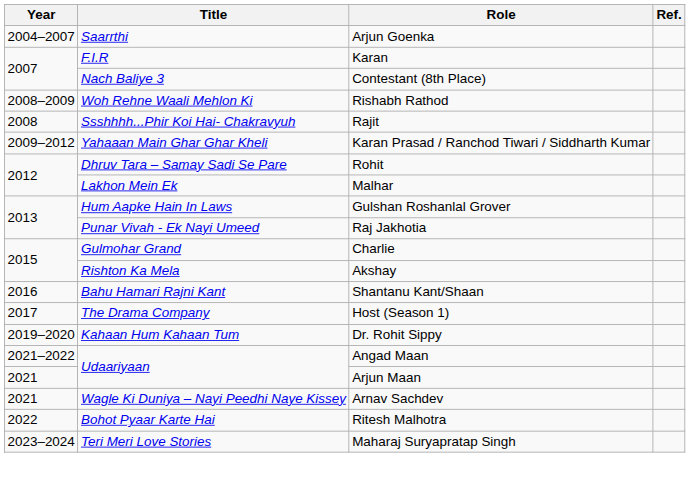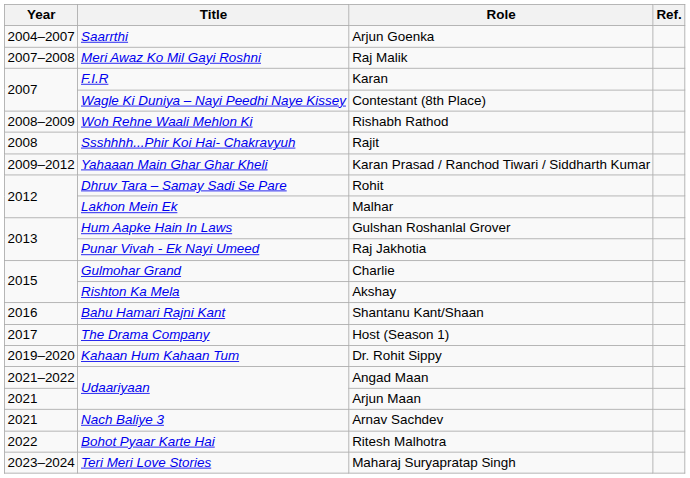+ row: (380, 57)
(122, 79) Nach Baliye 3 -> (213, 100) Wagle Ki Duniya – Nayi Peedhi Naye Kissey
(213, 398) Wagle Ki Duniya – Nayi Peedhi Naye Kissey -> (122, 420) Nach Baliye 3
